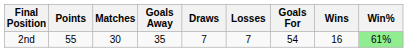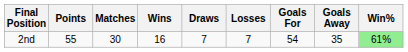columns swapped: (337, 18) <-> (160, 18)
